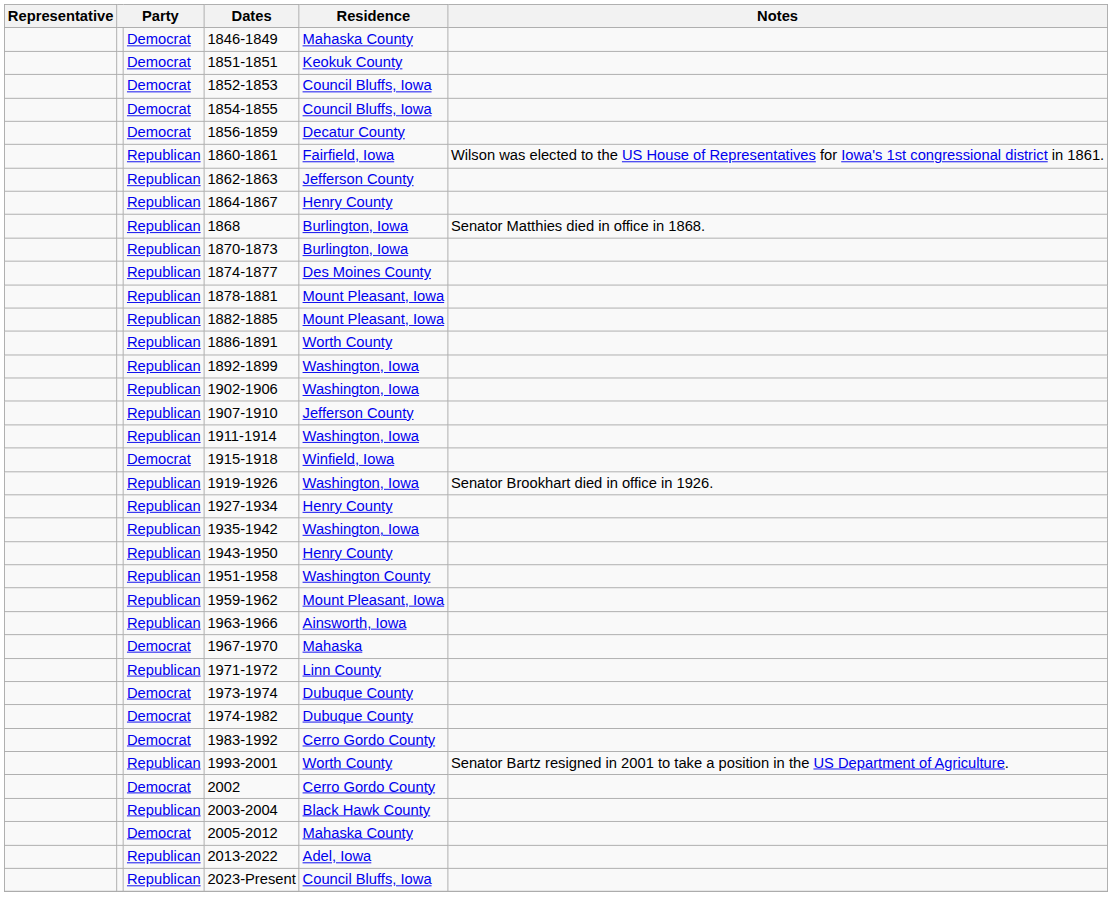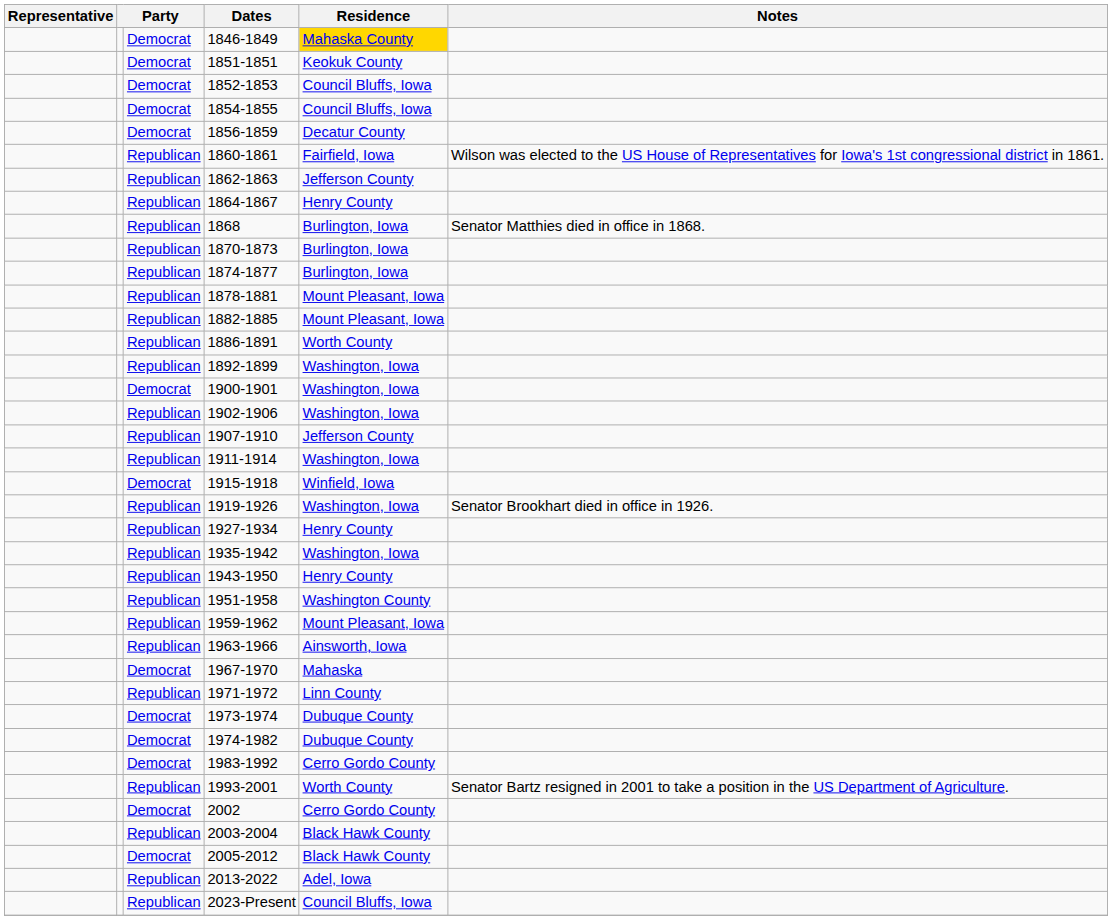(358, 39) no background -> (358, 39) gold background
(367, 272) Des Moines County -> (355, 272) Burlington, Iowa
+ row: (243, 389)
(358, 833) Mahaska County -> (366, 856) Black Hawk County
